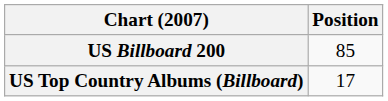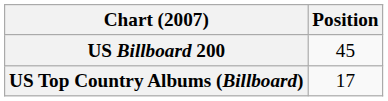(345, 50) 85 -> (345, 50) 45
